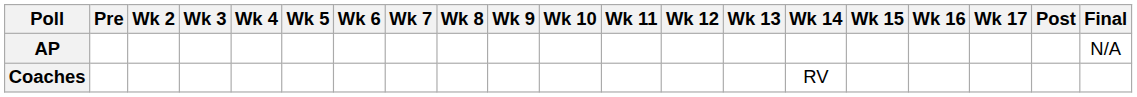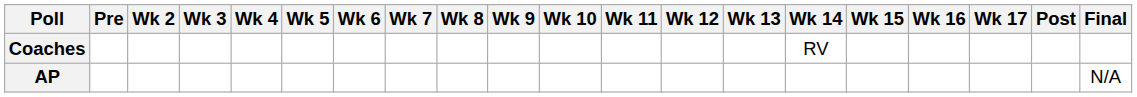rows swapped: (47, 48) <-> (47, 77)
